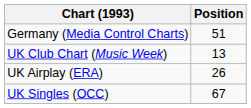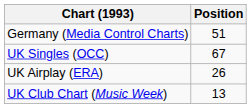rows swapped: (58, 93) <-> (87, 53)
